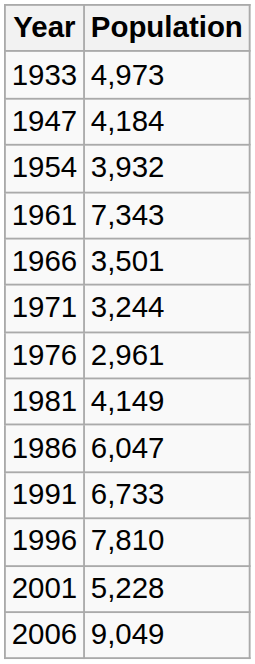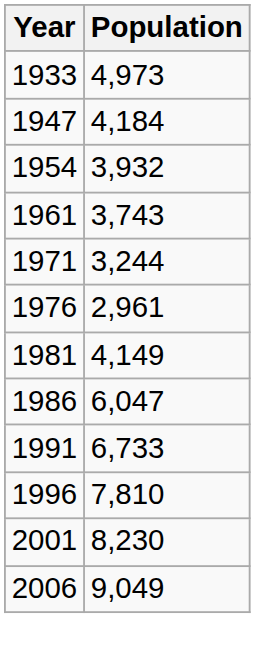(128, 214) 7,343 -> (128, 214) 3,743
- row: (44, 261)
(128, 588) 5,228 -> (128, 541) 8,230
